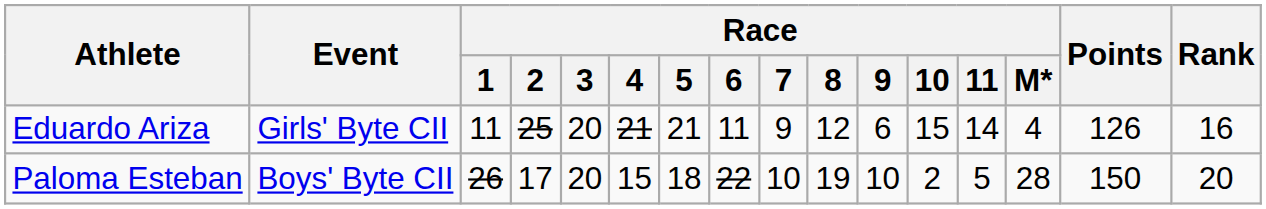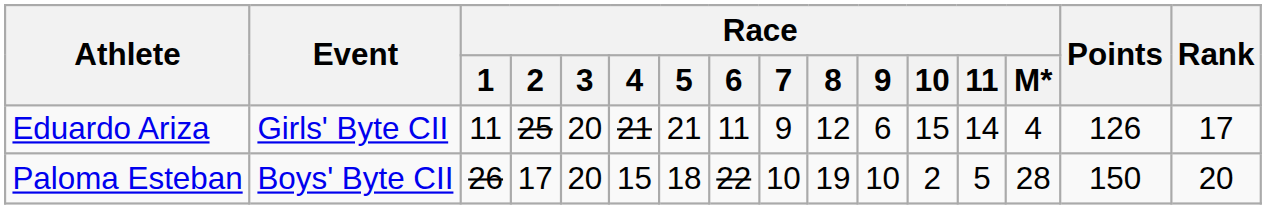(1216, 129) 16 -> (1216, 129) 17
